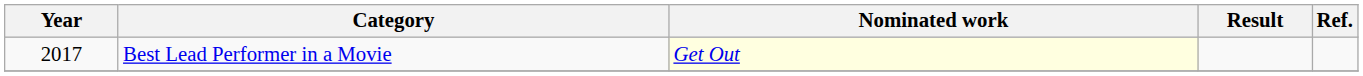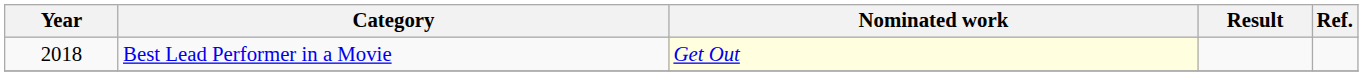(61, 53) 2017 -> (61, 53) 2018
